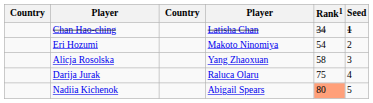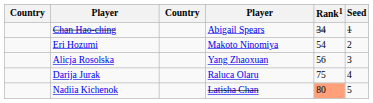(233, 29) Latisha Chan -> (236, 29) Abigail Spears
(349, 29) bold -> (349, 29) normal
(321, 60) 58 -> (321, 60) 56
(236, 90) Abigail Spears -> (233, 90) Latisha Chan
